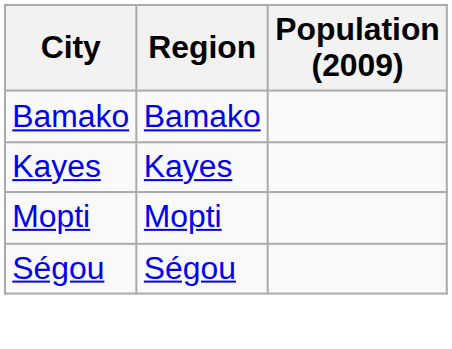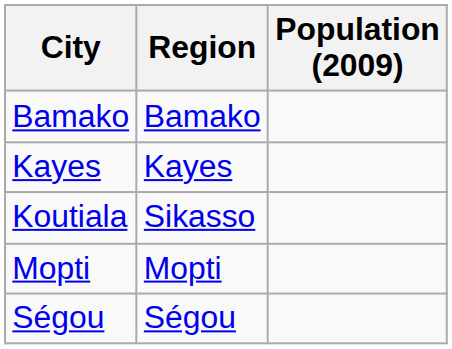+ row: (70, 217)
